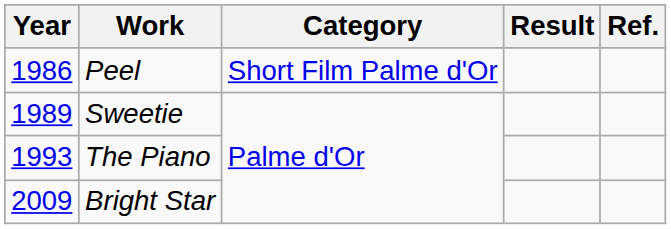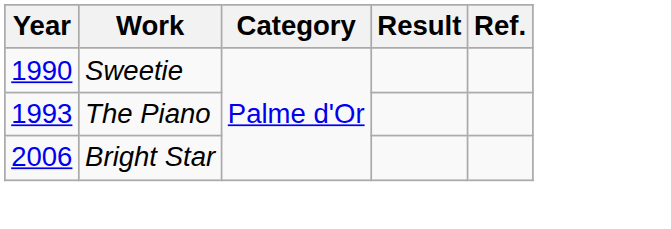- row: (113, 69)
(42, 113) 1989 -> (42, 69) 1990
(42, 200) 2009 -> (42, 157) 2006
